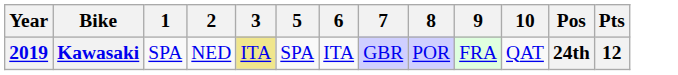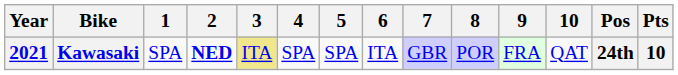+ column: (298, 20)
(29, 52) 2019 -> (29, 52) 2021
(211, 52) normal -> (212, 52) bold
(612, 52) 12 -> (656, 52) 10
